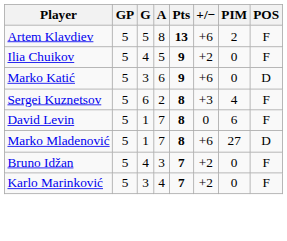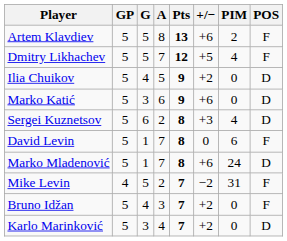+ row: (56, 57)
(266, 57) F -> (266, 78) D
(266, 99) F -> (266, 120) D
(234, 141) 27 -> (234, 162) 24
+ row: (39, 183)
(266, 183) F -> (266, 225) D
